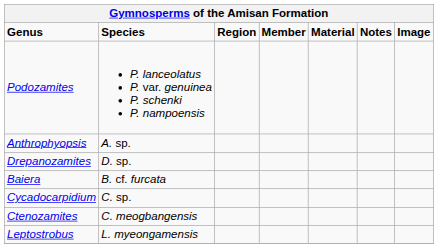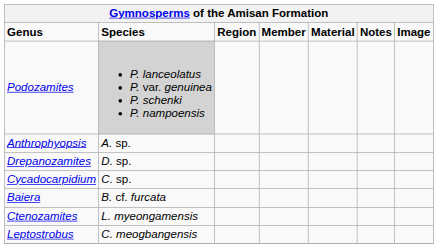(157, 94) no background -> (157, 94) lightgrey background
rows swapped: (24, 179) <-> (52, 198)
(149, 216) C. meogbangensis -> (150, 216) L. myeongamensis
(150, 234) L. myeongamensis -> (149, 234) C. meogbangensis
